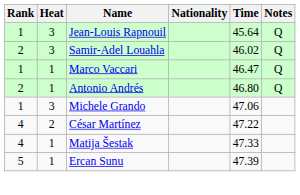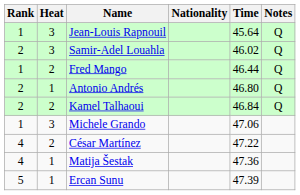+ row: (98, 69)
- row: (103, 69)
+ row: (106, 106)
(246, 143) 47.33 -> (246, 161) 47.36
